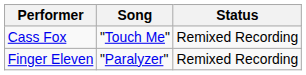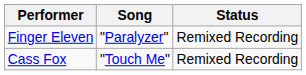rows swapped: (37, 37) <-> (51, 59)
